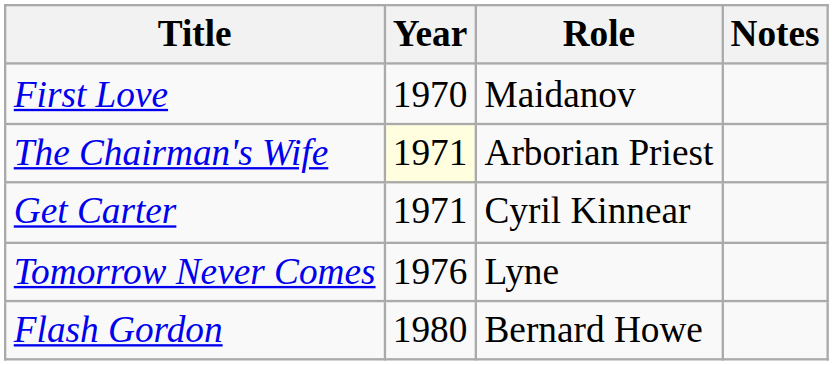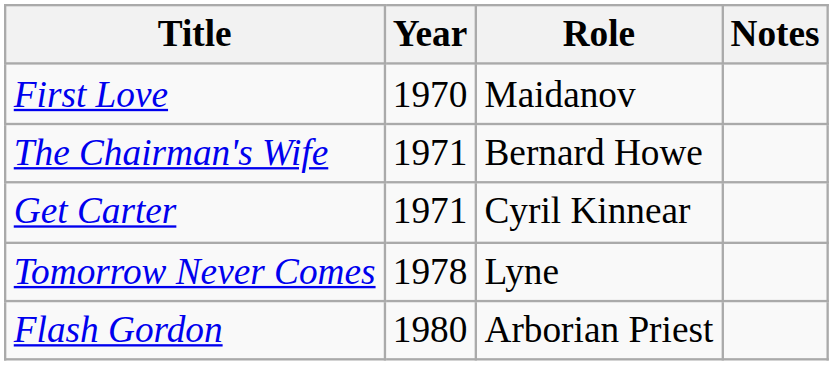(430, 152) lightyellow background -> (430, 152) no background
(599, 152) Arborian Priest -> (594, 152) Bernard Howe
(430, 270) 1976 -> (430, 270) 1978
(594, 329) Bernard Howe -> (599, 329) Arborian Priest
